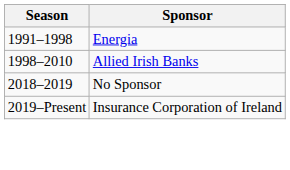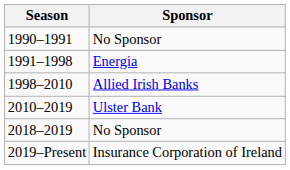+ row: (40, 38)
+ row: (40, 107)
